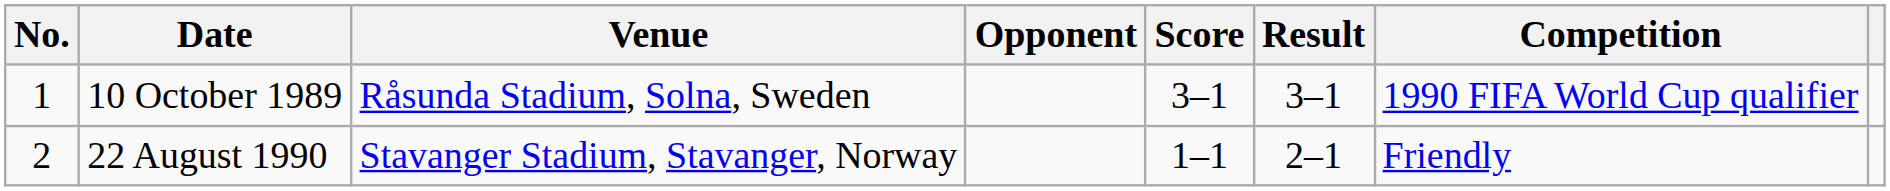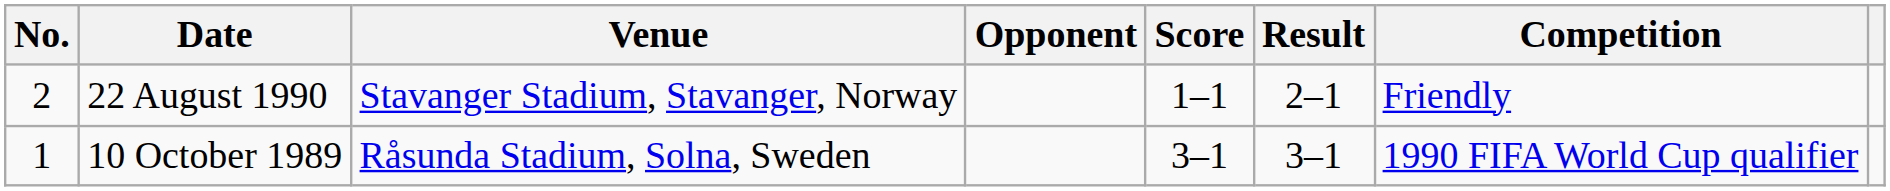rows swapped: (215, 94) <-> (207, 154)
